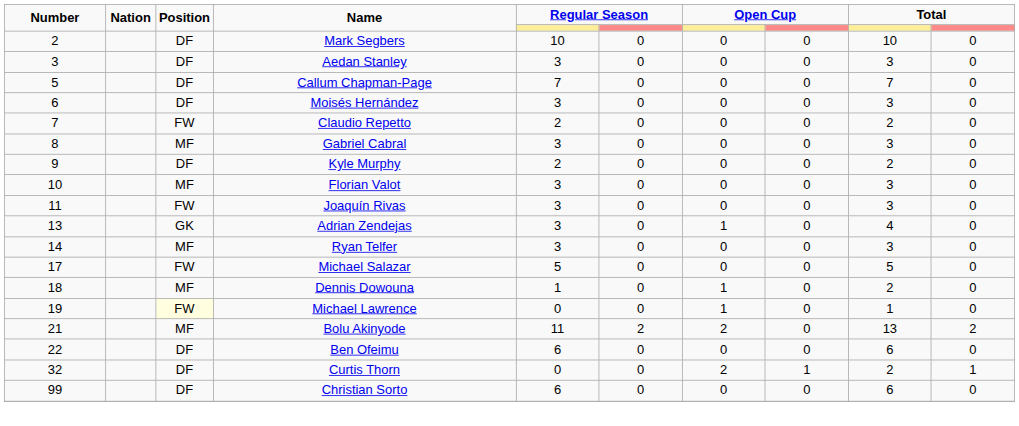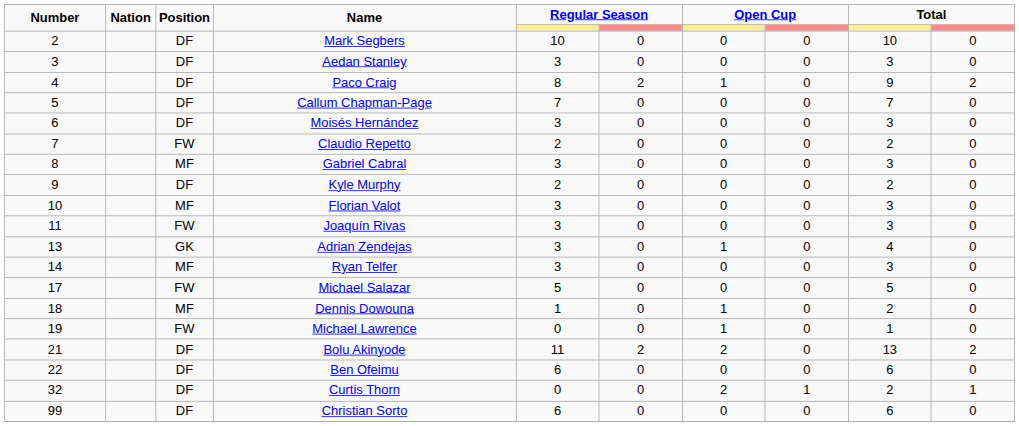+ row: (365, 82)
(184, 308) lightyellow background -> (184, 329) no background
(184, 329) MF -> (184, 349) DF
